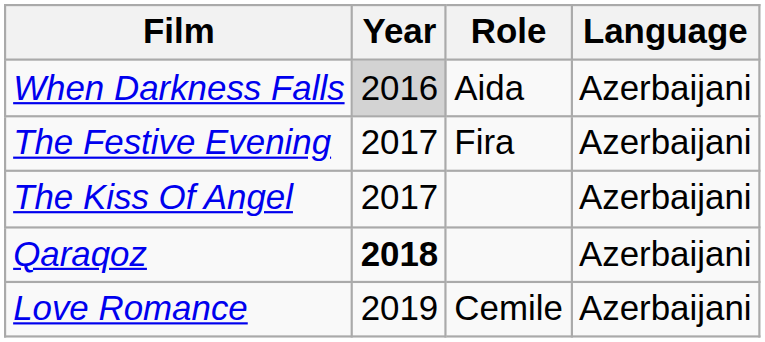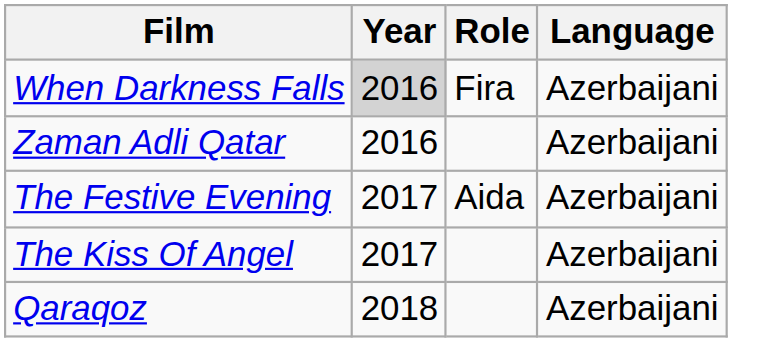(489, 87) Aida -> (484, 87) Fira
+ row: (149, 142)
(484, 142) Fira -> (489, 198) Aida
(399, 253) bold -> (399, 308) normal
- row: (130, 308)
